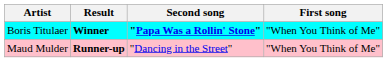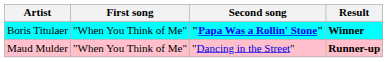columns swapped: (323, 13) <-> (99, 13)
